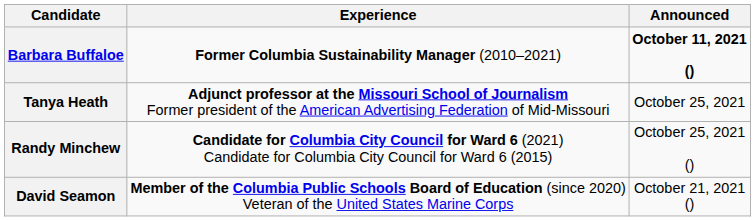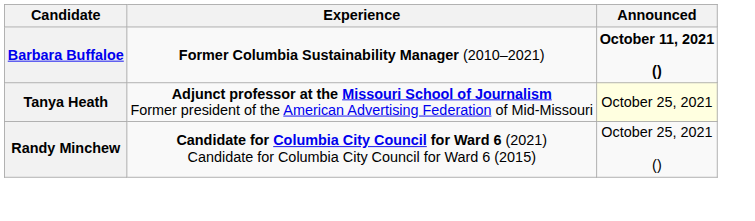(690, 102) no background -> (657, 102) lightyellow background
- row: (66, 196)
